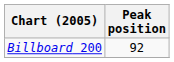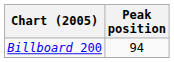(137, 48) 92 -> (137, 48) 94
